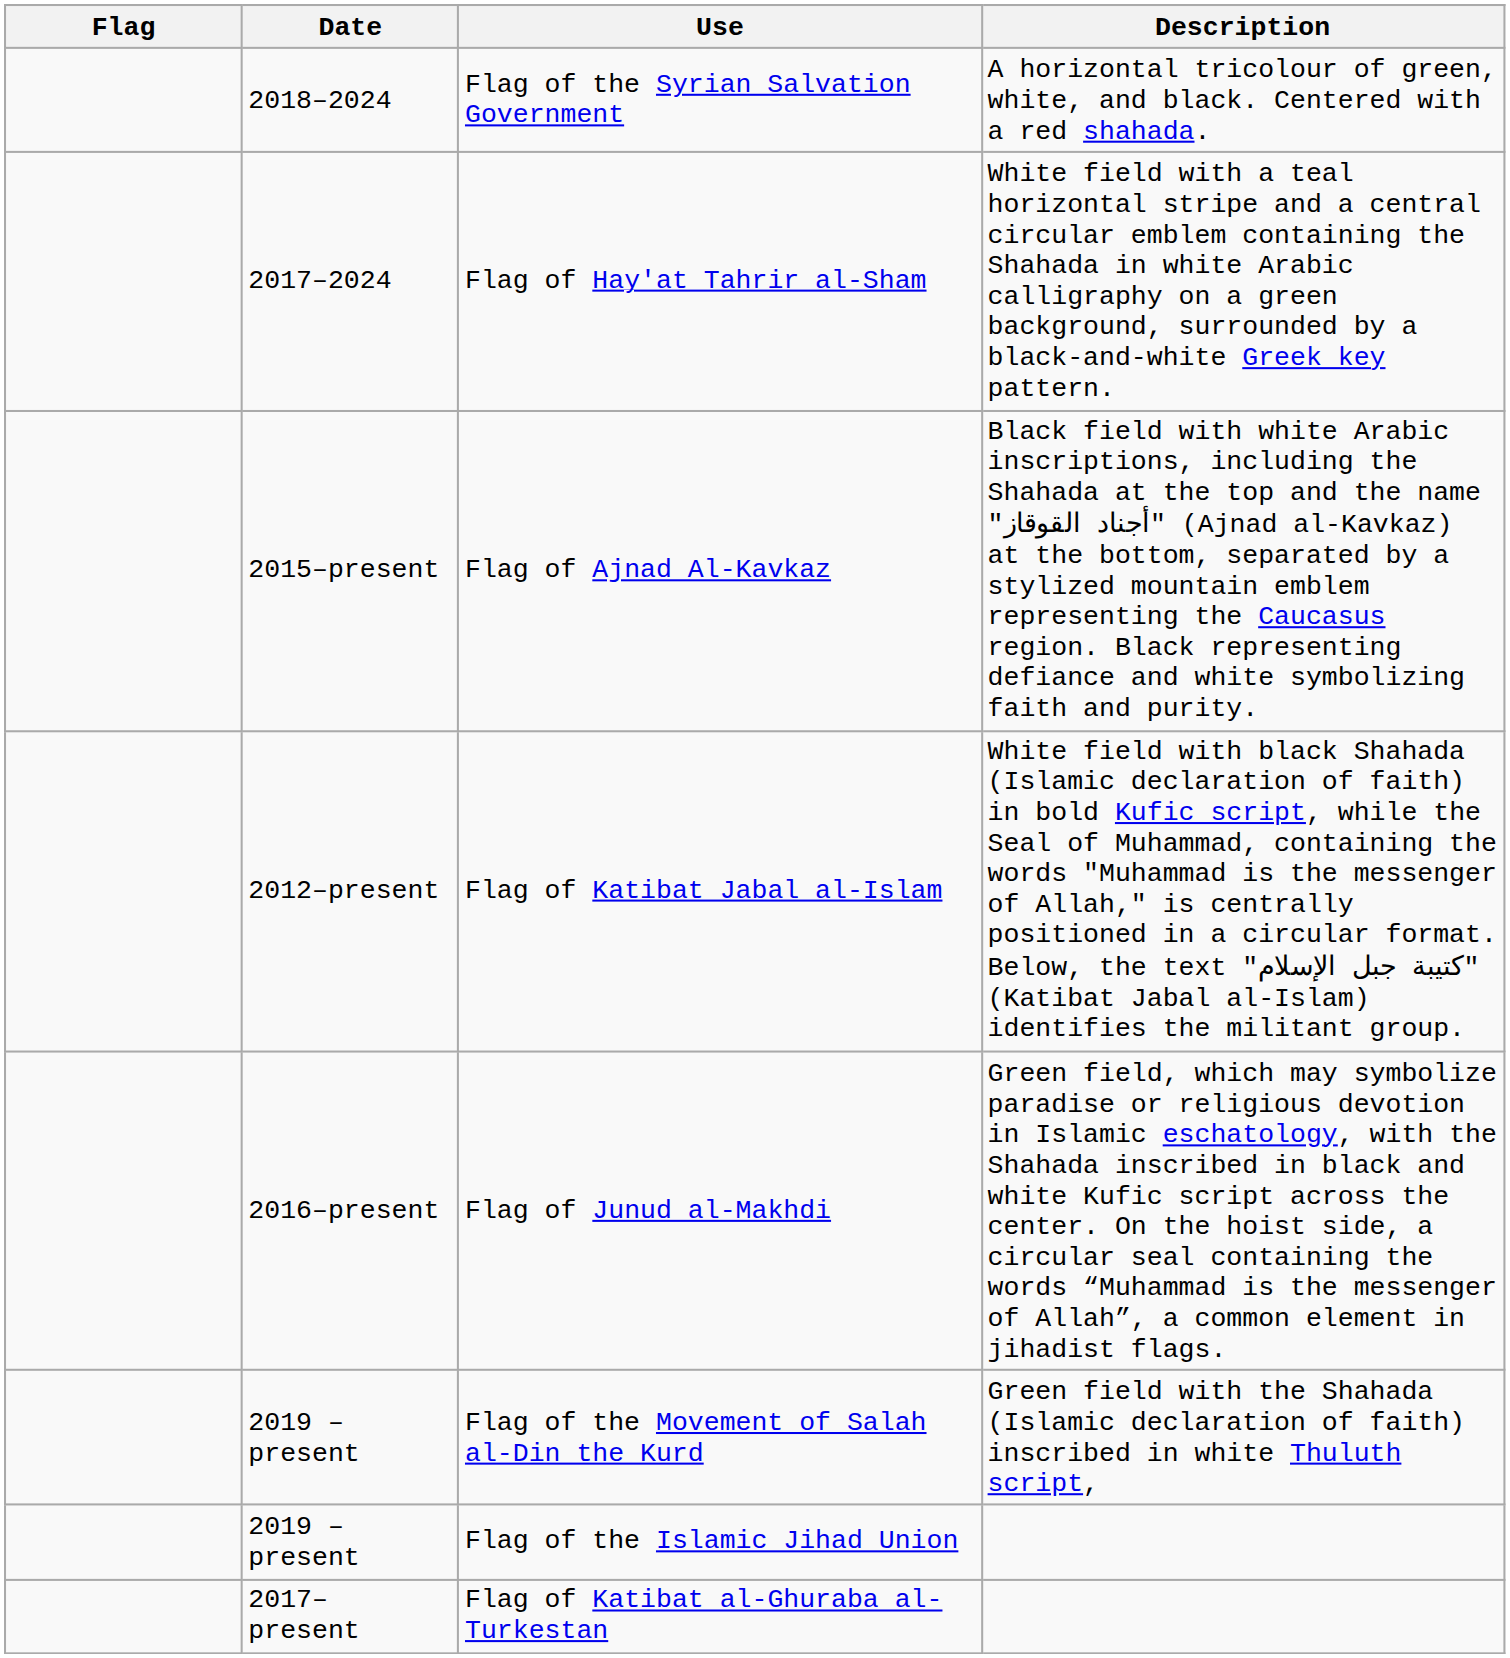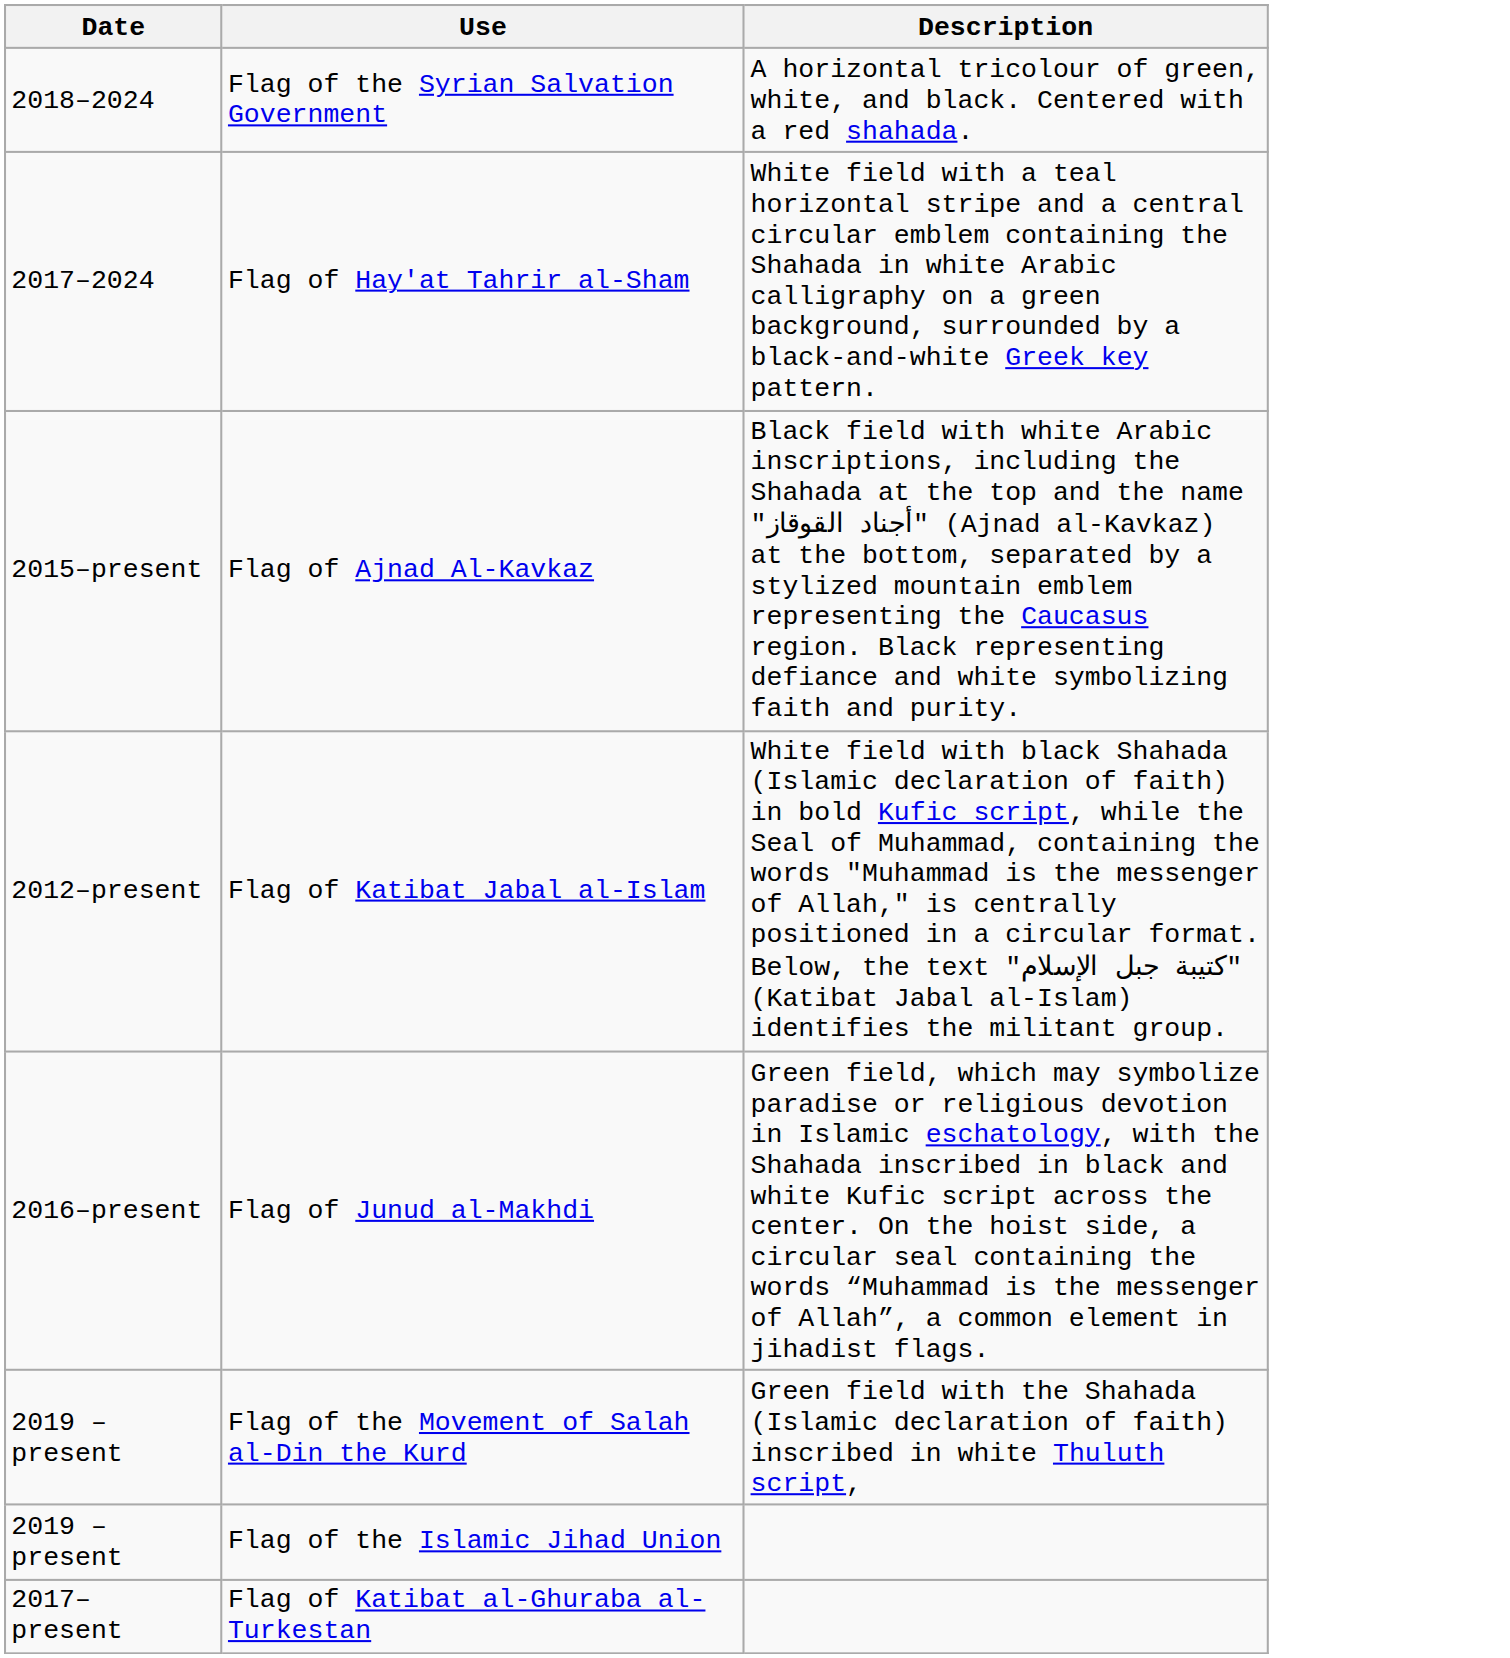- column: (124, 27)
